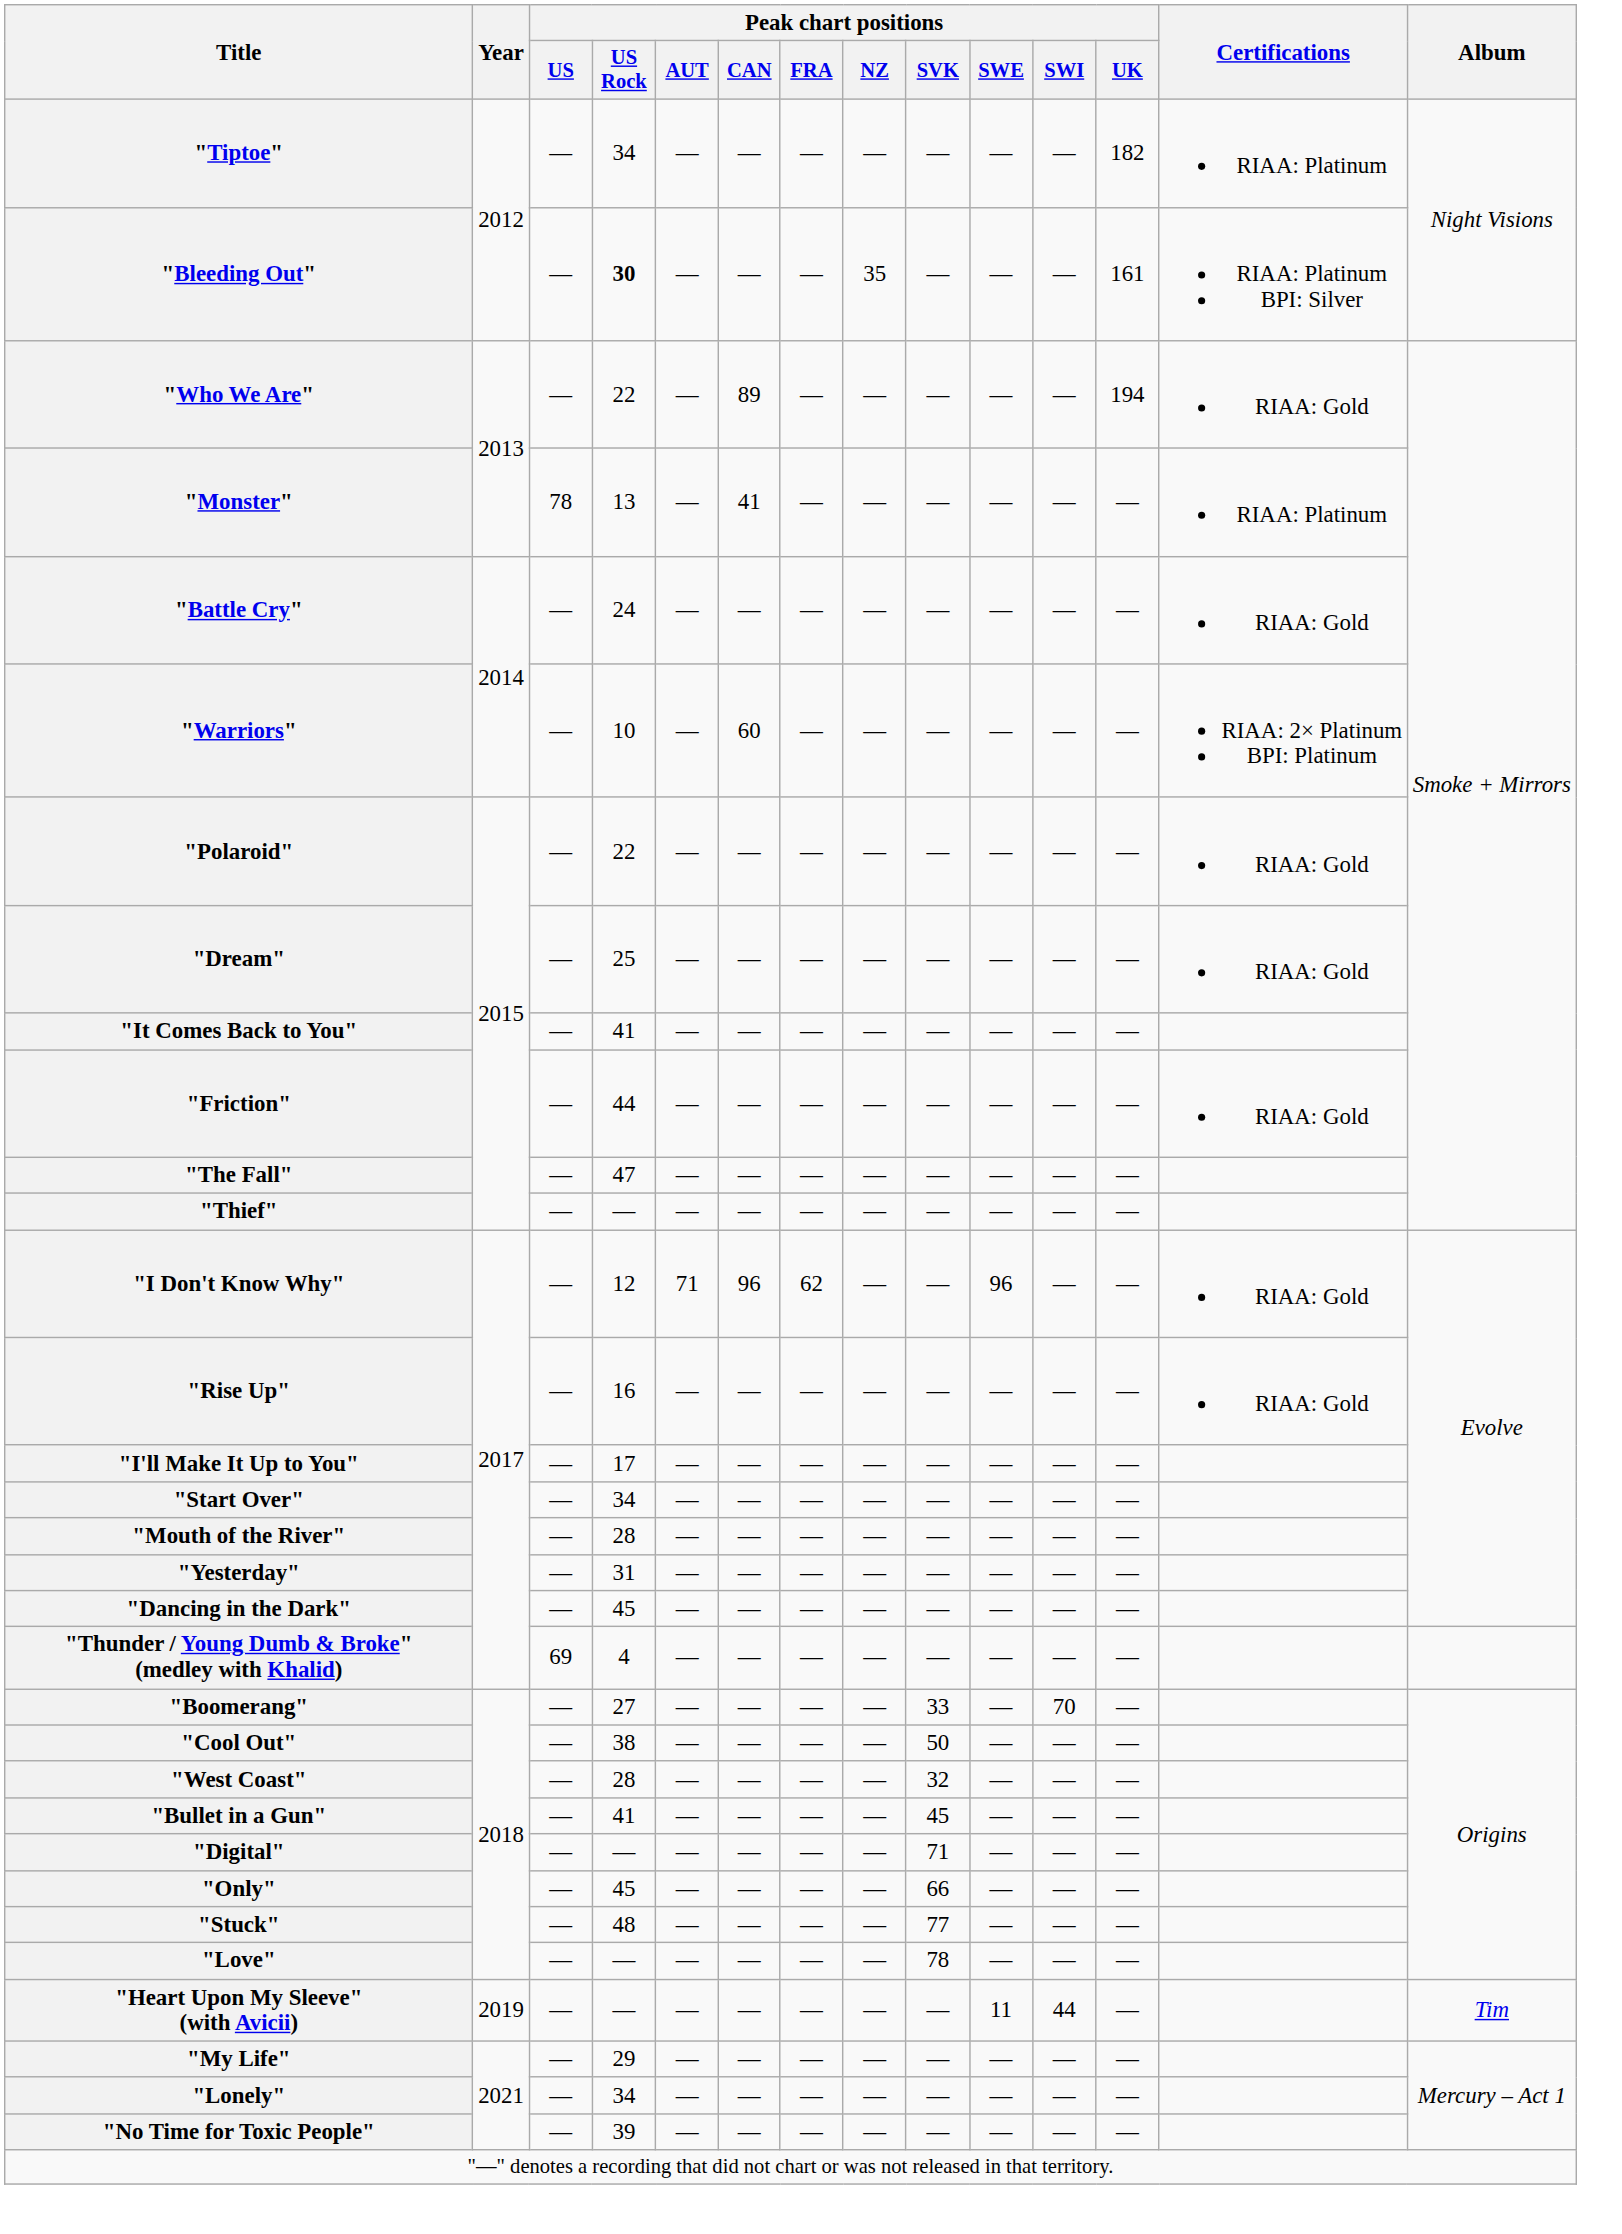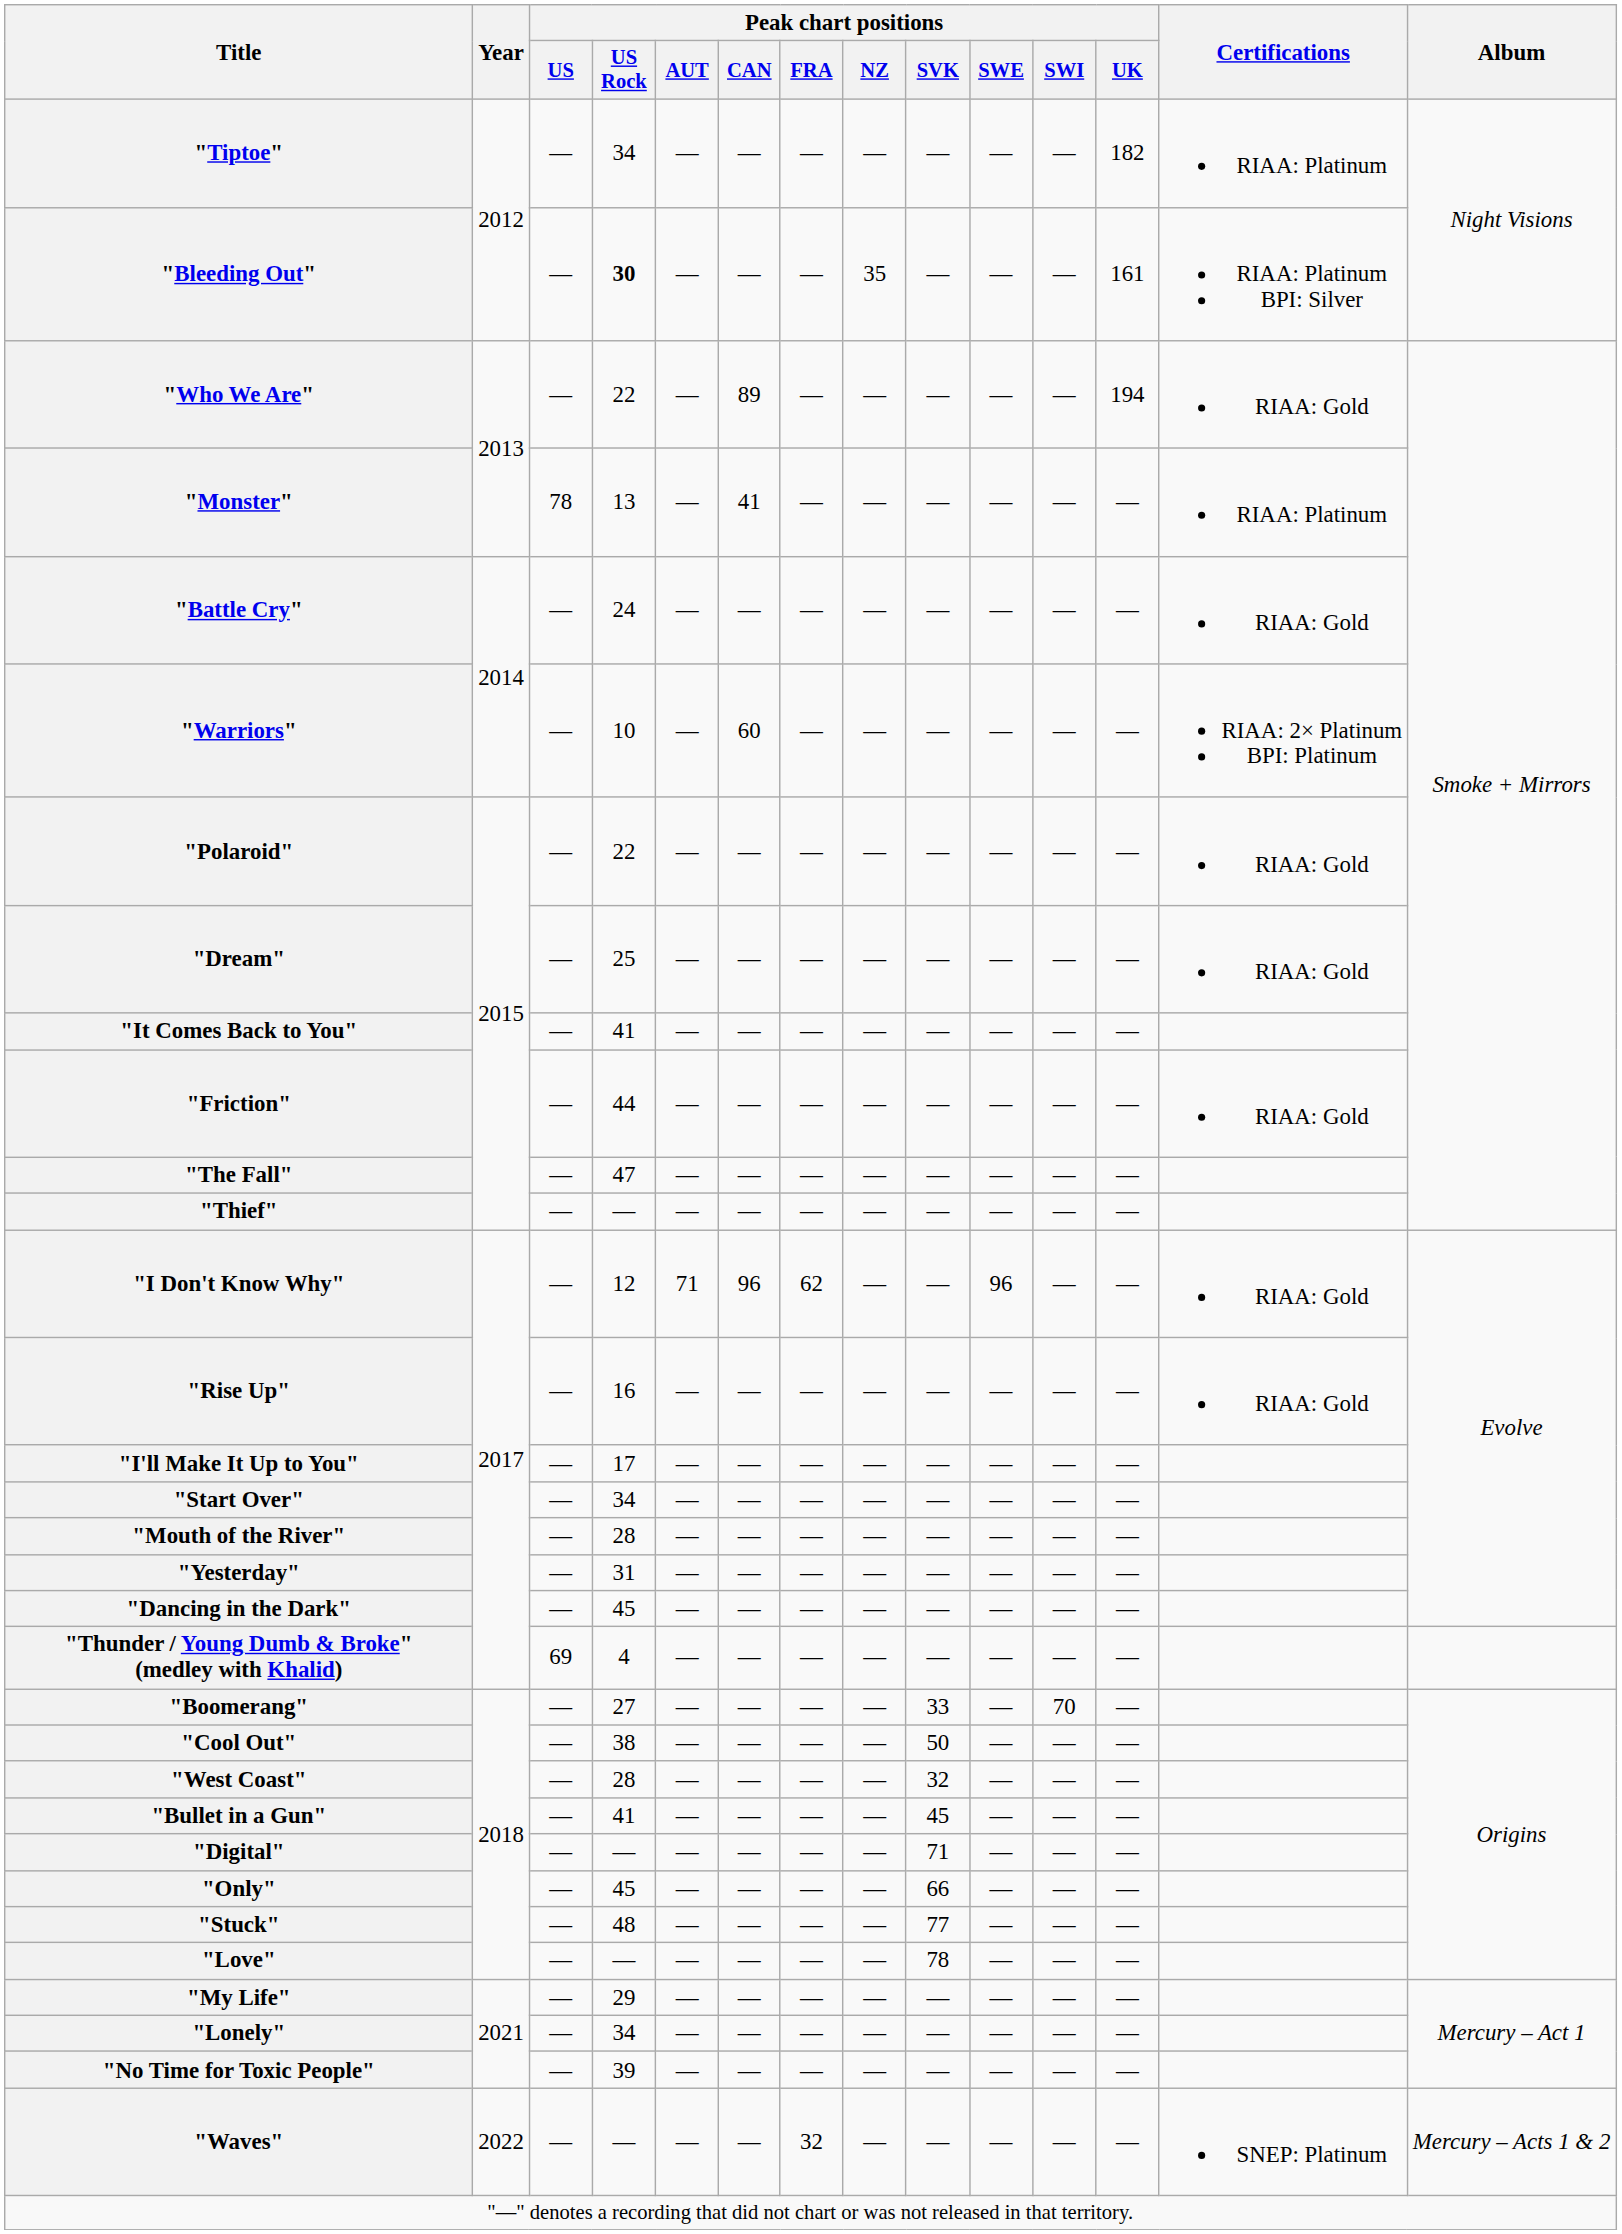- row: (239, 2009)
+ row: (239, 2141)
